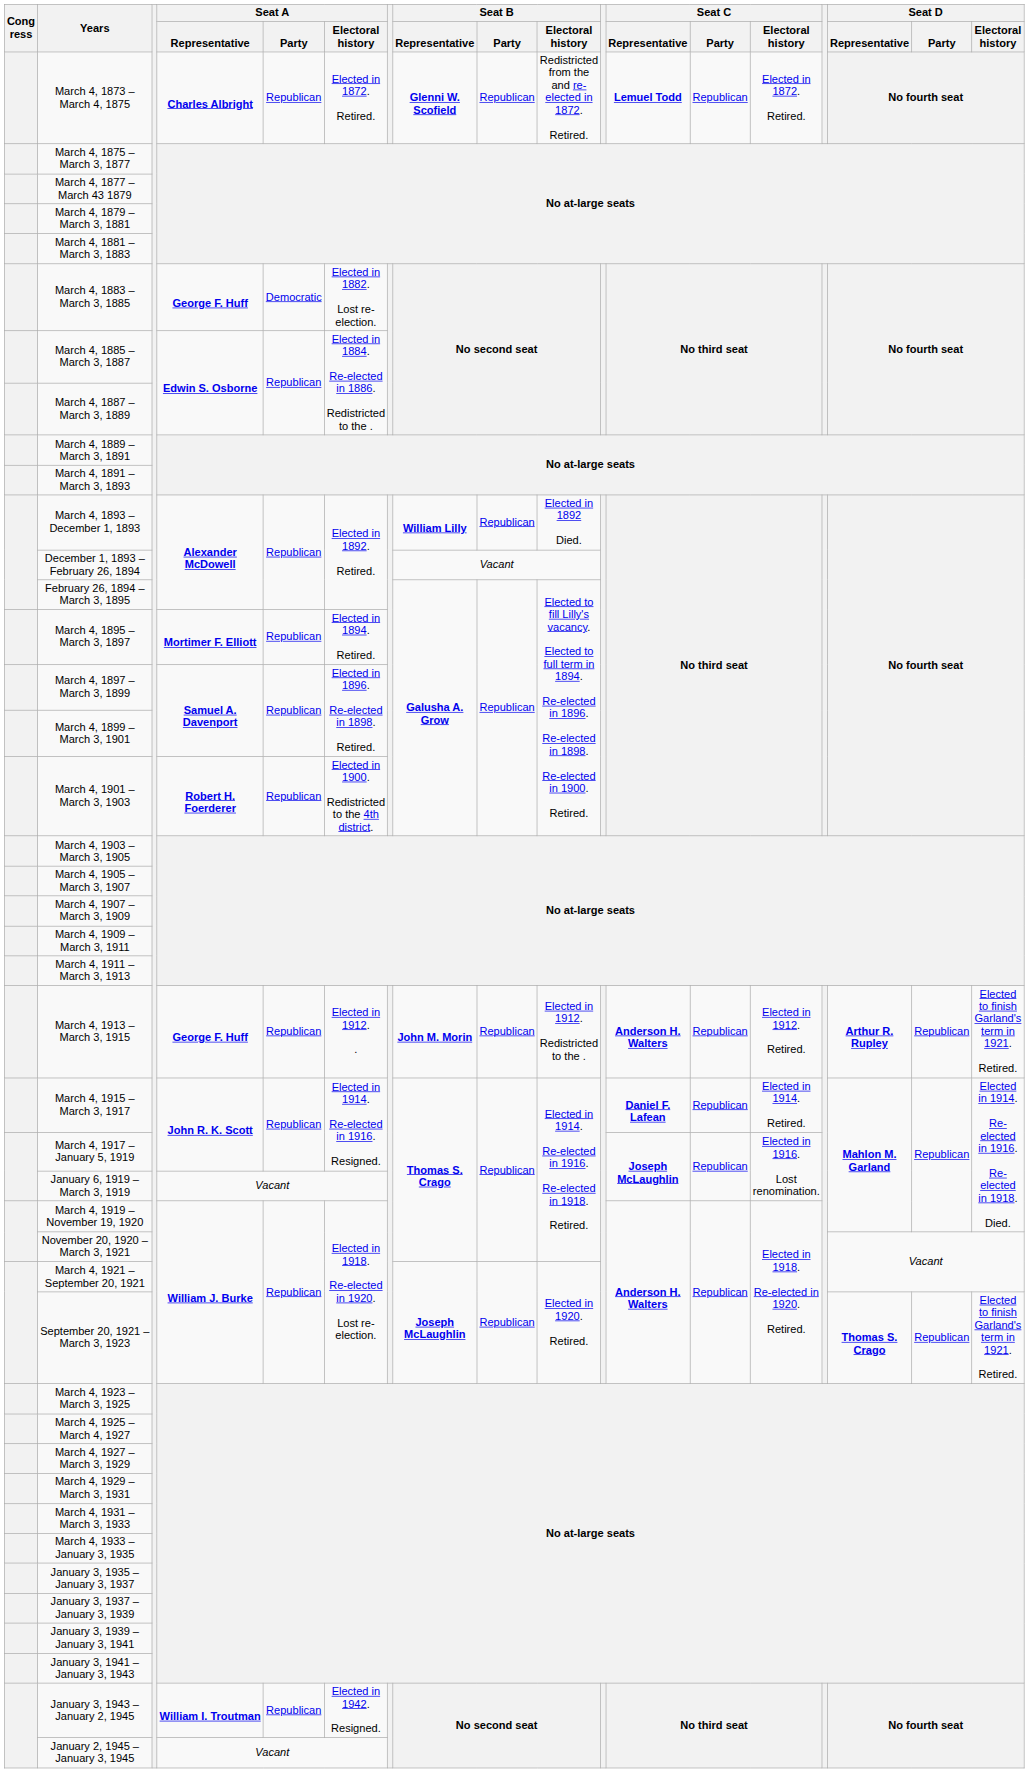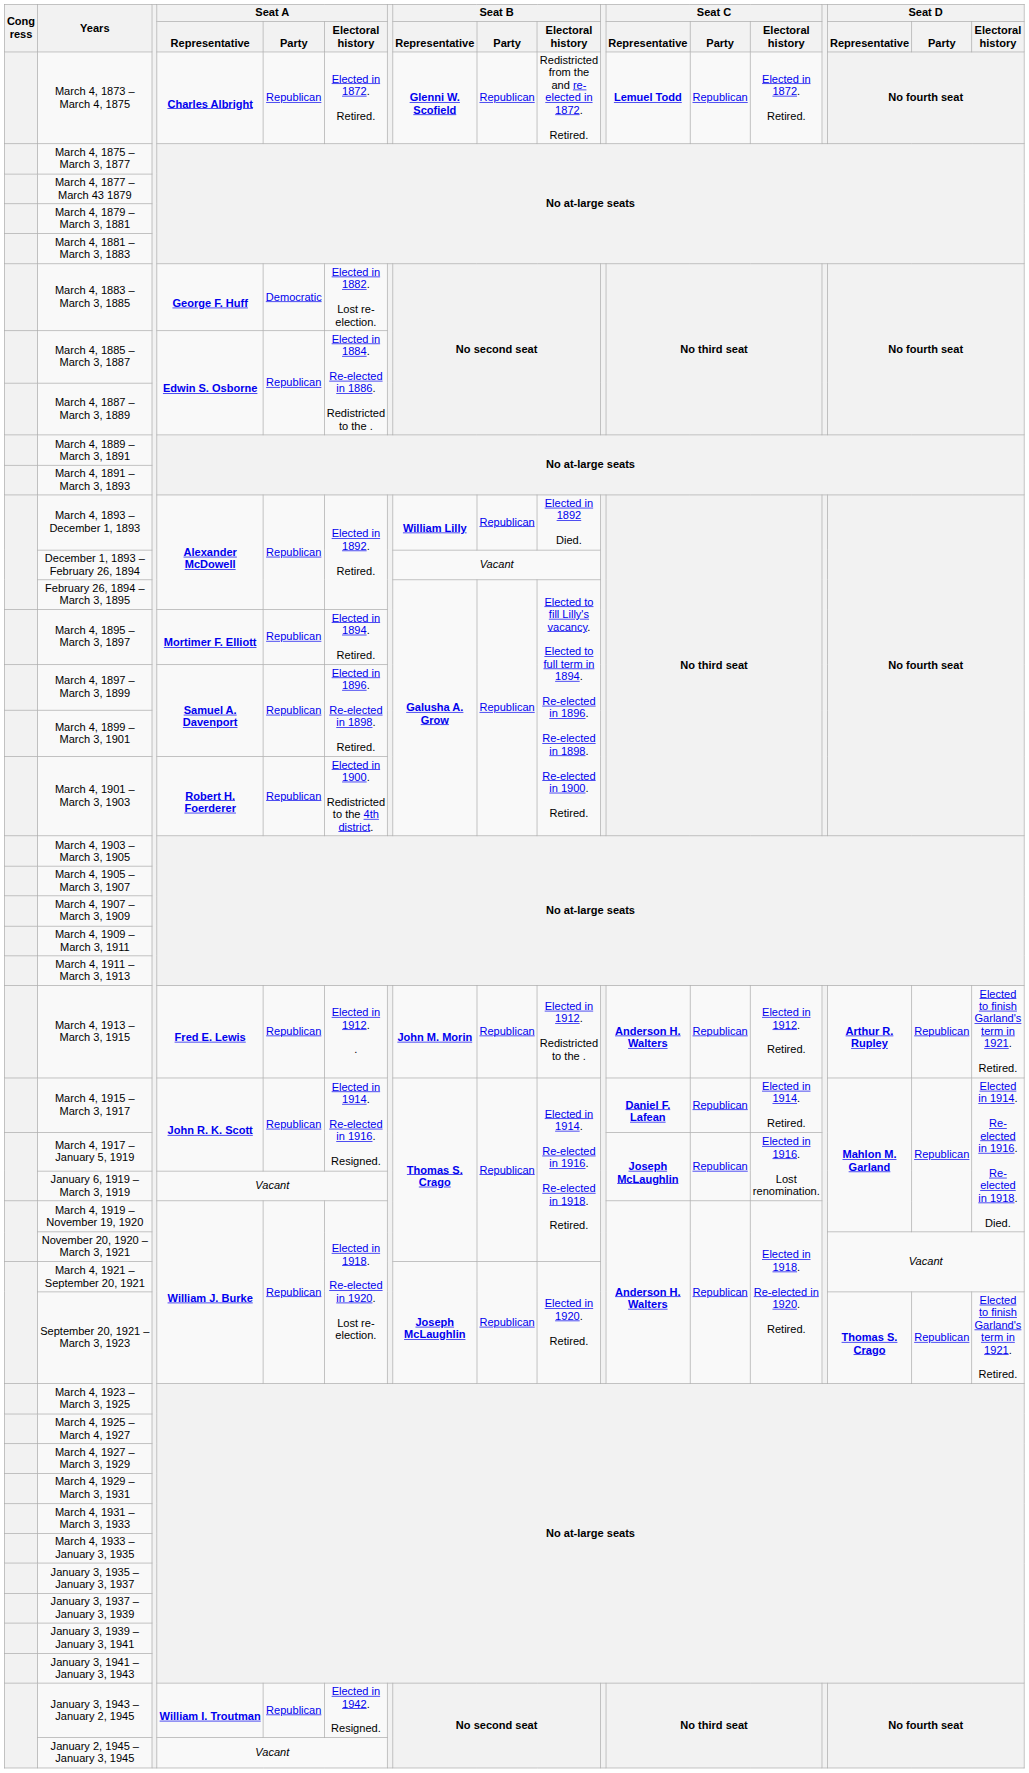(210, 1038) George F. Huff -> (210, 1038) Fred E. Lewis
